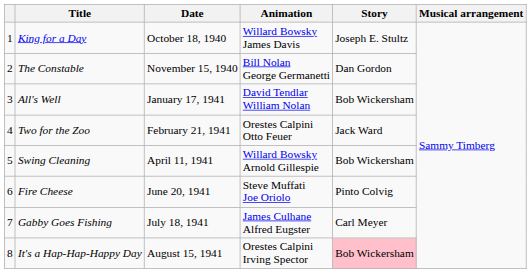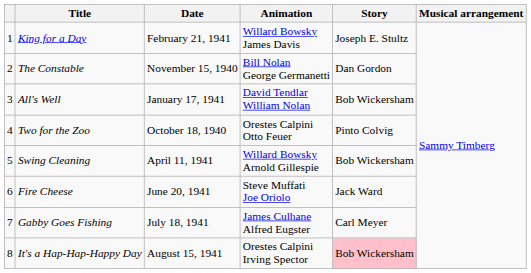(187, 37) October 18, 1940 -> (189, 37) February 21, 1941
(189, 130) February 21, 1941 -> (187, 130) October 18, 1940
(359, 130) Jack Ward -> (364, 130) Pinto Colvig
(364, 191) Pinto Colvig -> (359, 191) Jack Ward
